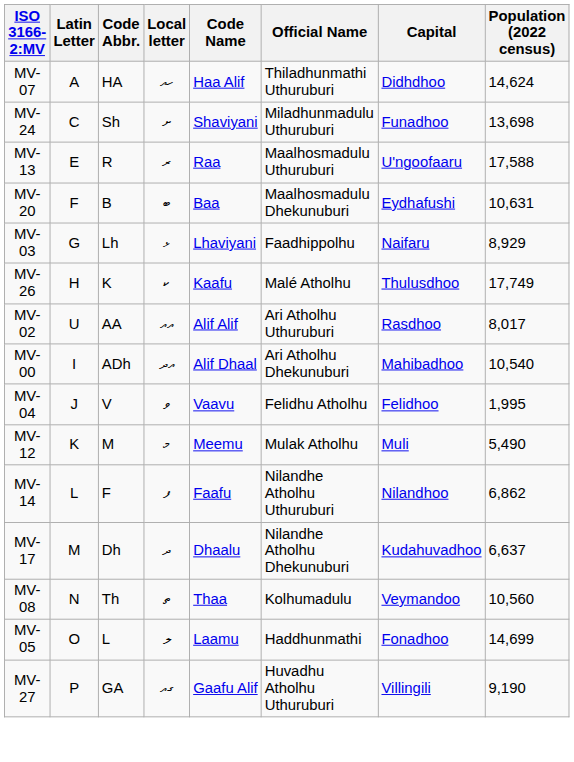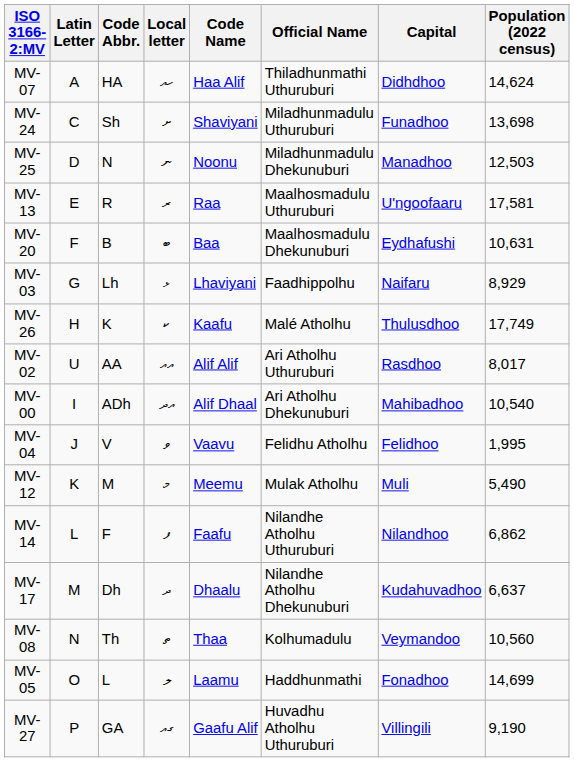+ row: (27, 162)
(511, 162) 17,588 -> (511, 202) 17,581
